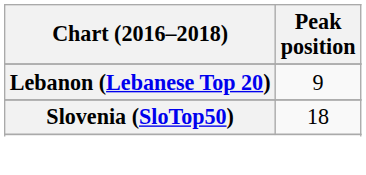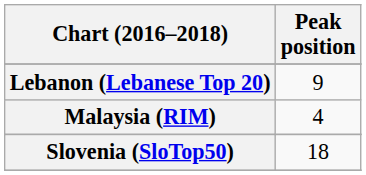+ row: (140, 116)
